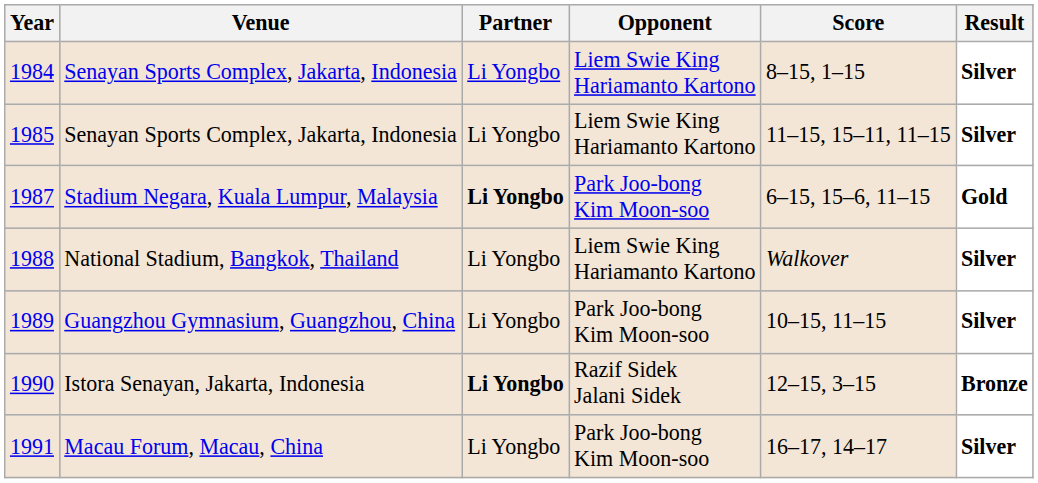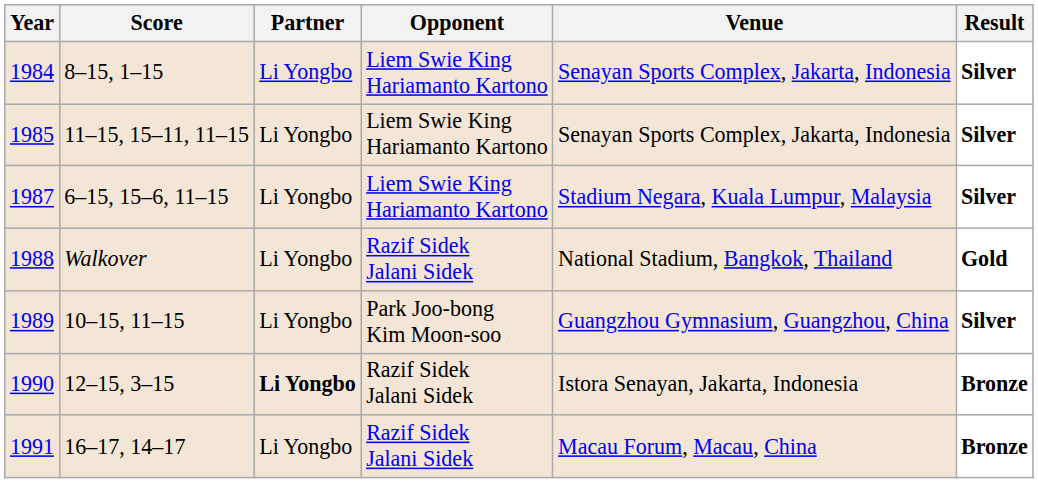columns swapped: (261, 23) <-> (858, 23)
(515, 197) bold -> (306, 197) normal
(642, 197) Park Joo-bong Kim Moon-soo -> (457, 197) Liem Swie King Hariamanto Kartono
(984, 197) Gold -> (989, 197) Silver
(665, 259) Liem Swie King Hariamanto Kartono -> (420, 259) Razif Sidek Jalani Sidek
(989, 259) Silver -> (984, 259) Gold
(642, 446) Park Joo-bong Kim Moon-soo -> (420, 446) Razif Sidek Jalani Sidek
(989, 446) Silver -> (994, 446) Bronze
